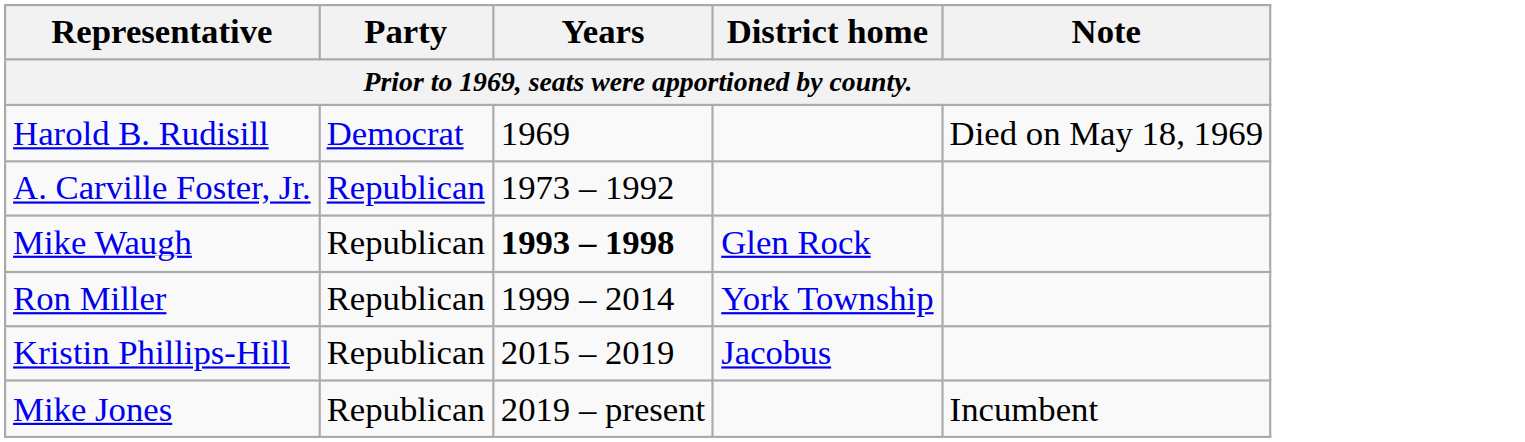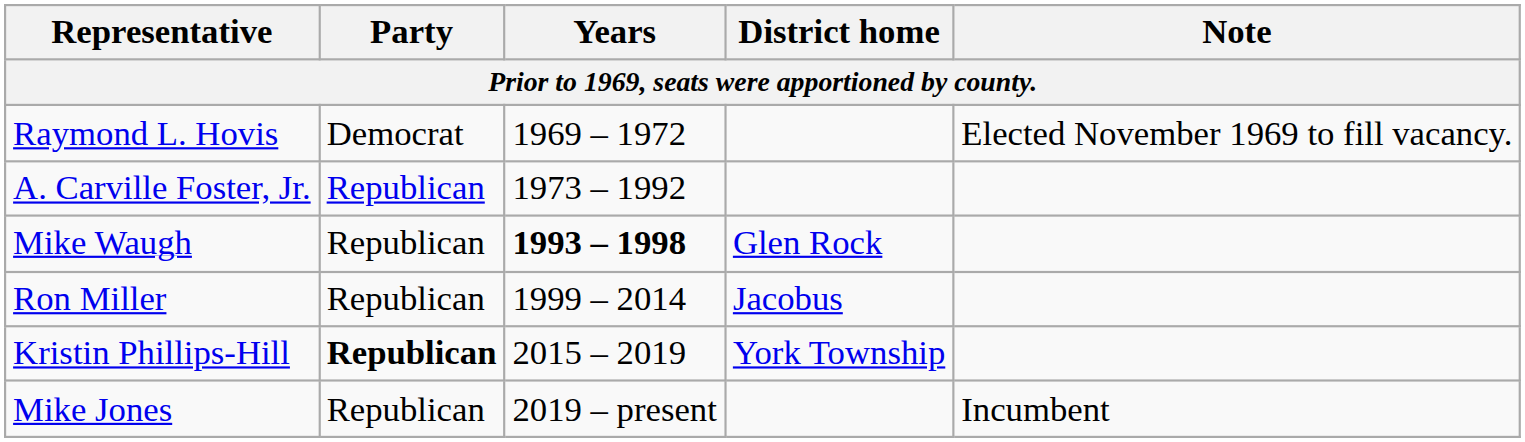- row: (141, 132)
+ row: (146, 132)
(827, 298) York Township -> (788, 298) Jacobus
(406, 353) normal -> (412, 353) bold
(776, 353) Jacobus -> (839, 353) York Township
